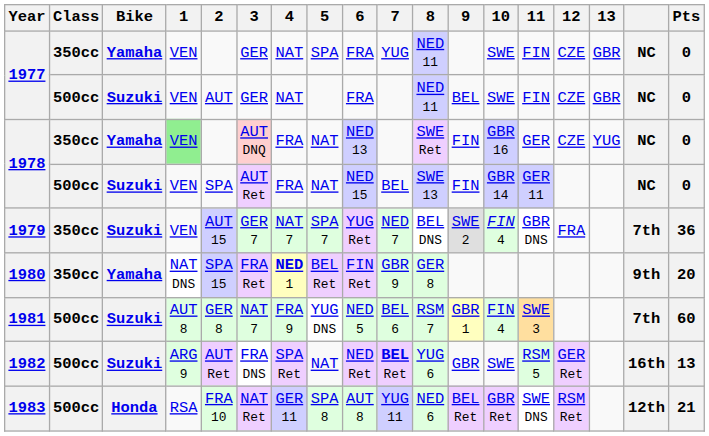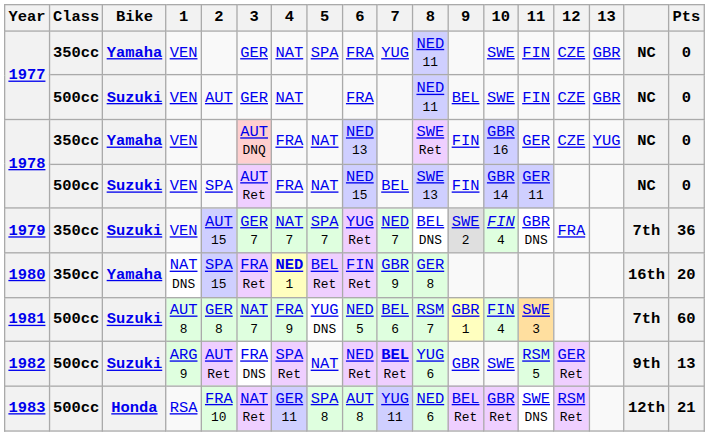(184, 141) lightgreen background -> (184, 141) no background
(646, 275) 9th -> (646, 275) 16th
(646, 363) 16th -> (646, 363) 9th
